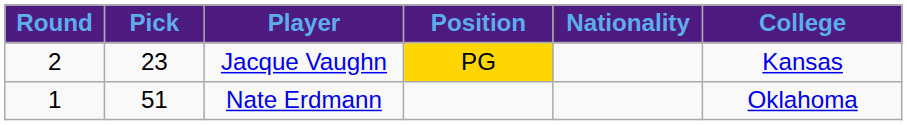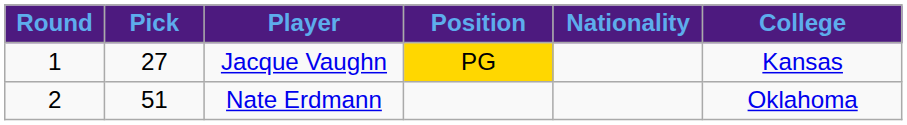(55, 61) 2 -> (55, 61) 1
(154, 61) 23 -> (154, 61) 27
(55, 100) 1 -> (55, 100) 2
